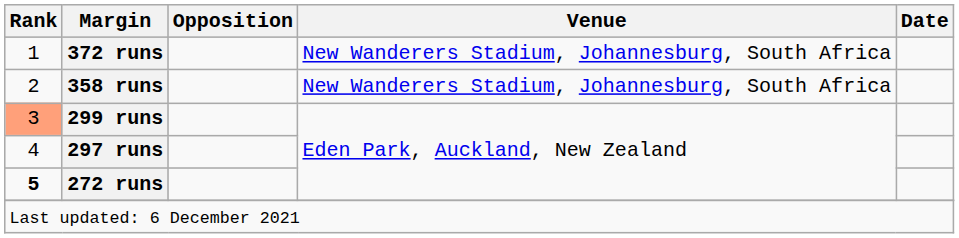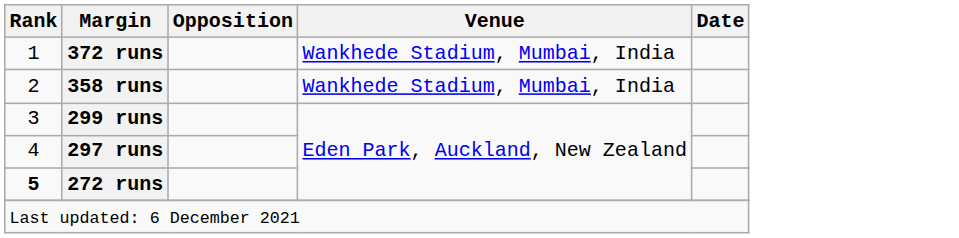(597, 54) New Wanderers Stadium, Johannesburg, South Africa -> (489, 54) Wankhede Stadium, Mumbai, India
(597, 86) New Wanderers Stadium, Johannesburg, South Africa -> (489, 86) Wankhede Stadium, Mumbai, India
(34, 119) lightsalmon background -> (34, 119) no background
